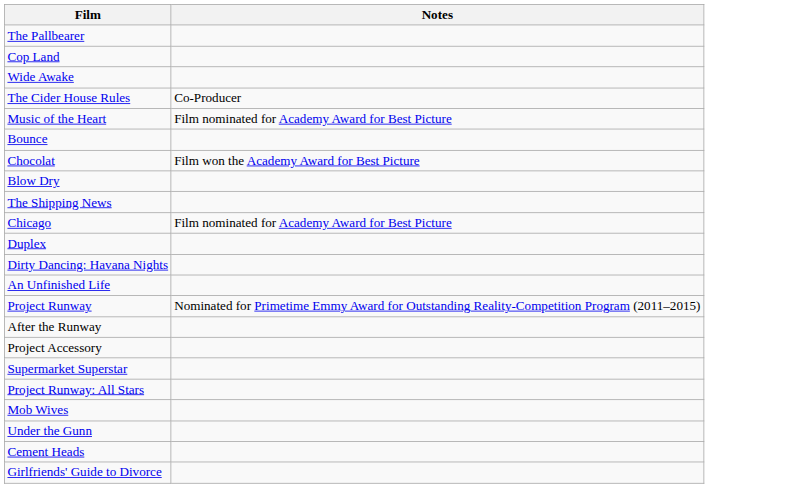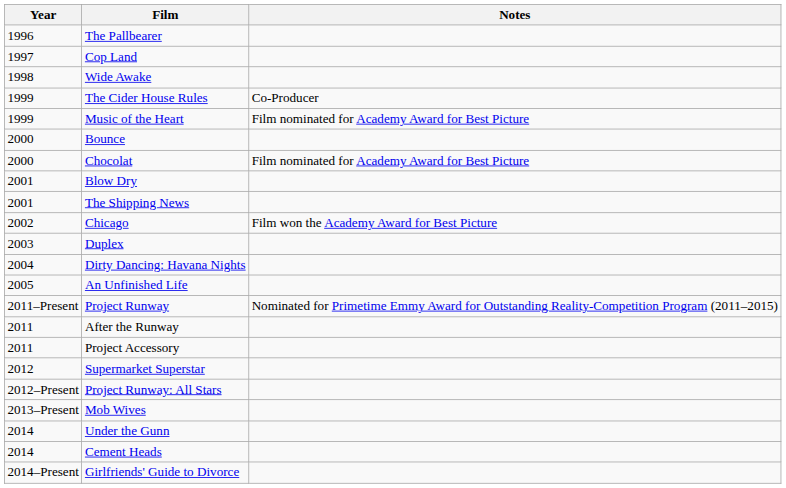+ column: (43, 14)
(297, 160) Film won the Academy Award for Best Picture -> (390, 160) Film nominated for Academy Award for Best Picture
(313, 222) Film nominated for Academy Award for Best Picture -> (374, 222) Film won the Academy Award for Best Picture
